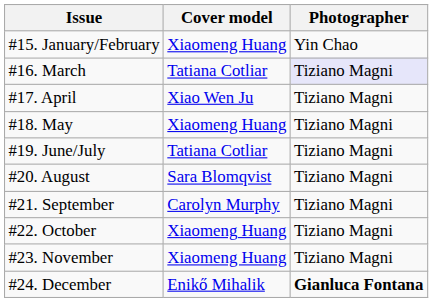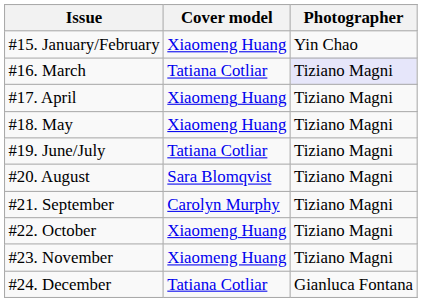(210, 97) Xiao Wen Ju -> (227, 97) Xiaomeng Huang
(216, 284) Enikő Mihalik -> (217, 284) Tatiana Cotliar
(359, 284) bold -> (354, 284) normal
